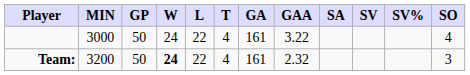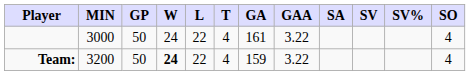(256, 59) 161 -> (256, 59) 159
(297, 59) 2.32 -> (297, 59) 3.22
(448, 59) 3 -> (448, 59) 4
